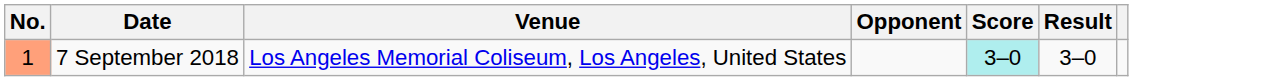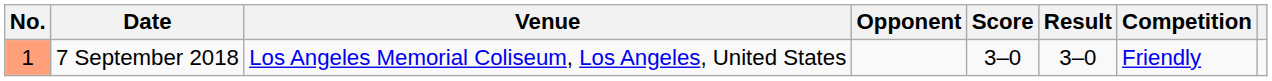+ column: (1187, 22)
(1003, 57) paleturquoise background -> (1003, 57) no background
